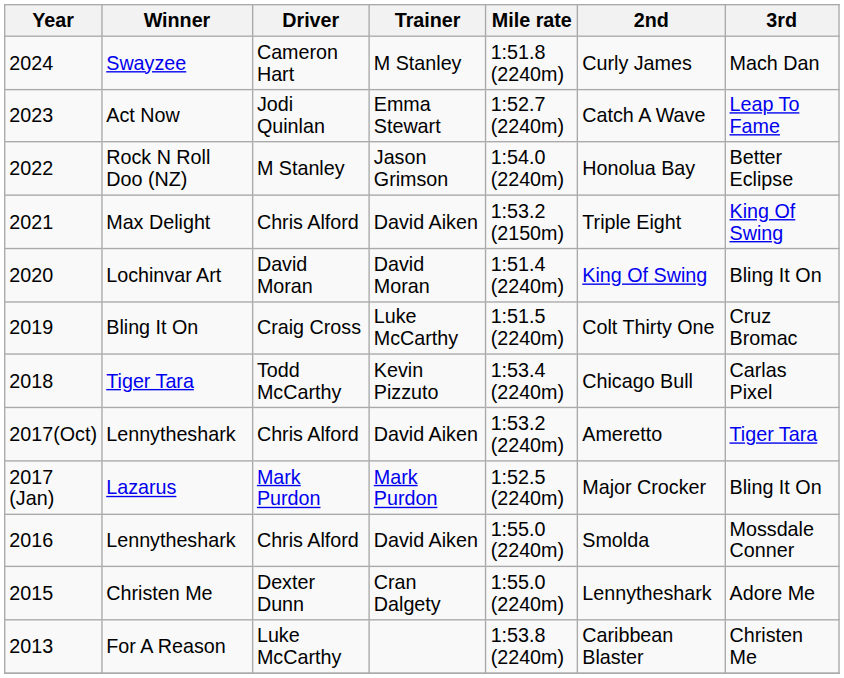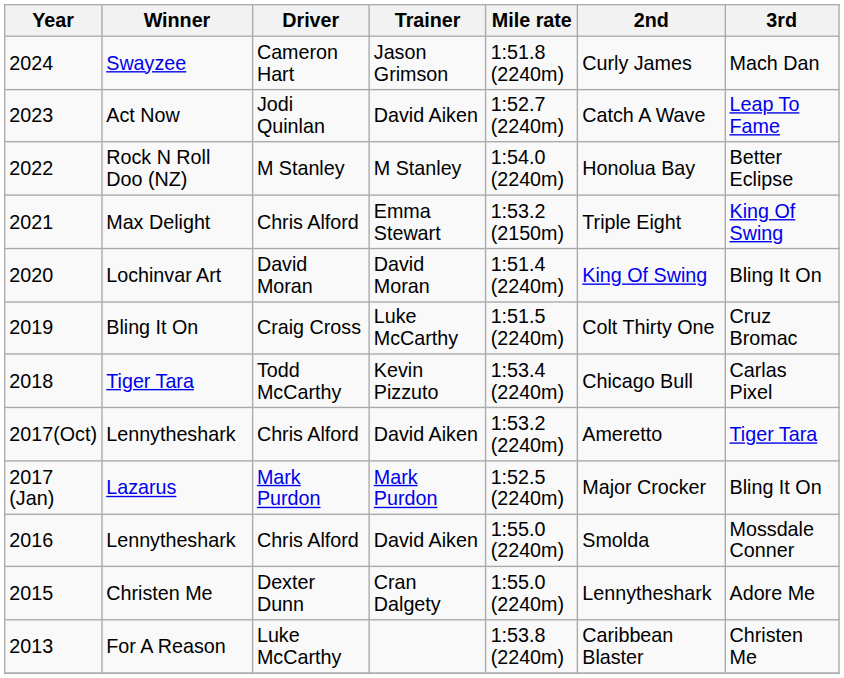(418, 63) M Stanley -> (411, 63) Jason Grimson
(407, 116) Emma Stewart -> (426, 116) David Aiken
(411, 169) Jason Grimson -> (418, 169) M Stanley
(426, 222) David Aiken -> (407, 222) Emma Stewart
